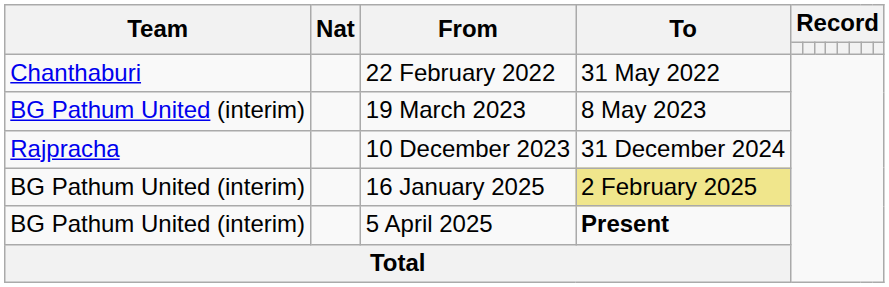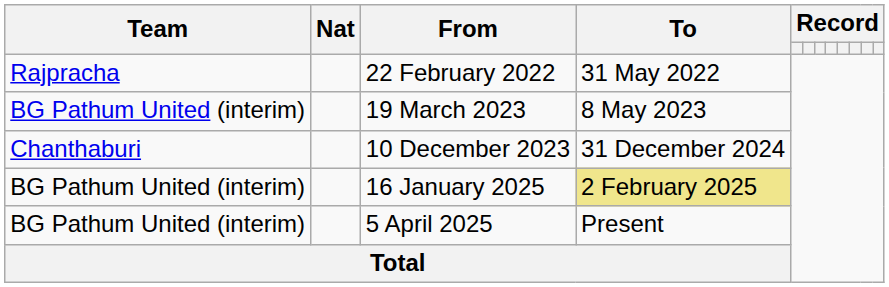(76, 72) Chanthaburi -> (65, 72) Rajpracha
(65, 148) Rajpracha -> (76, 148) Chanthaburi
(625, 224) bold -> (622, 224) normal
